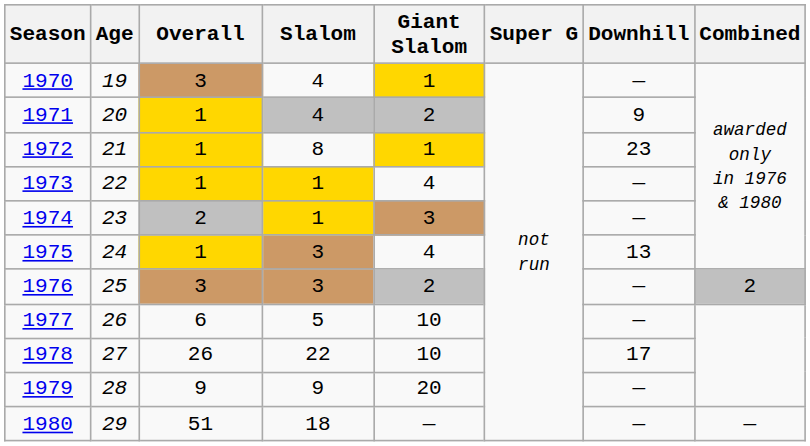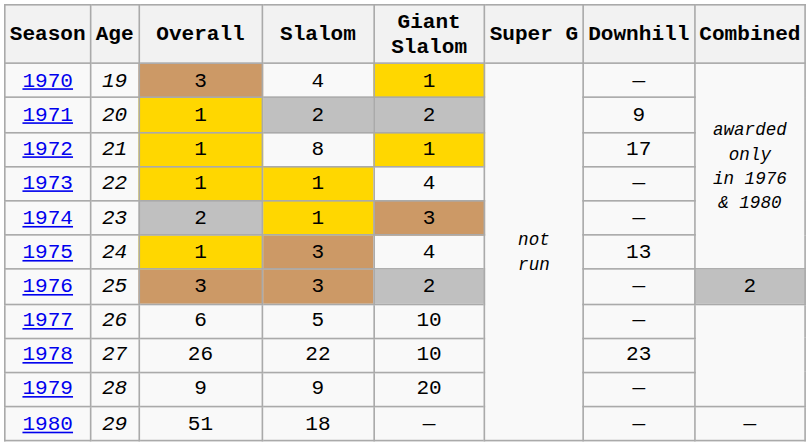(318, 115) 4 -> (318, 115) 2
(639, 149) 23 -> (639, 149) 17
(639, 355) 17 -> (639, 355) 23
